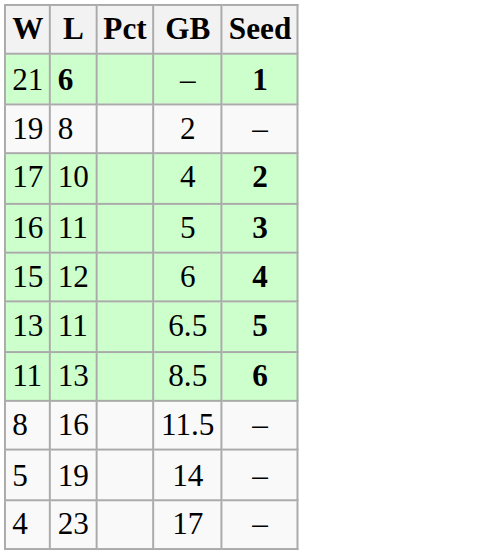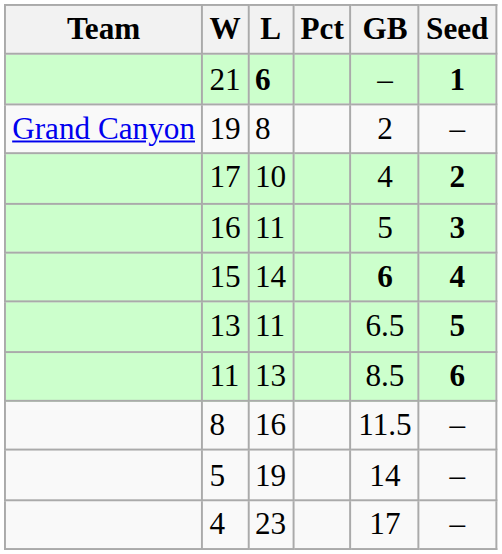+ column: (104, 29)
(73, 276) 12 -> (271, 276) 14
(188, 276) normal -> (385, 276) bold
